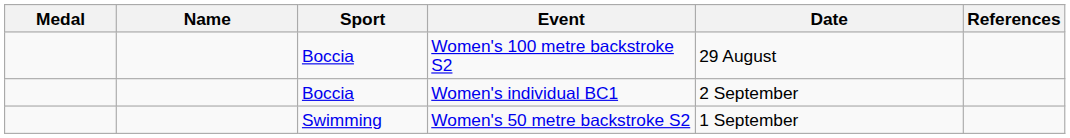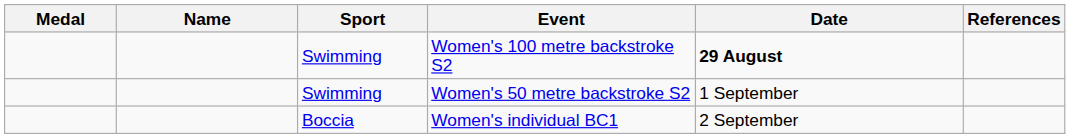(328, 56) Boccia -> (342, 56) Swimming
(738, 56) normal -> (741, 56) bold
rows swapped: (561, 120) <-> (525, 93)
